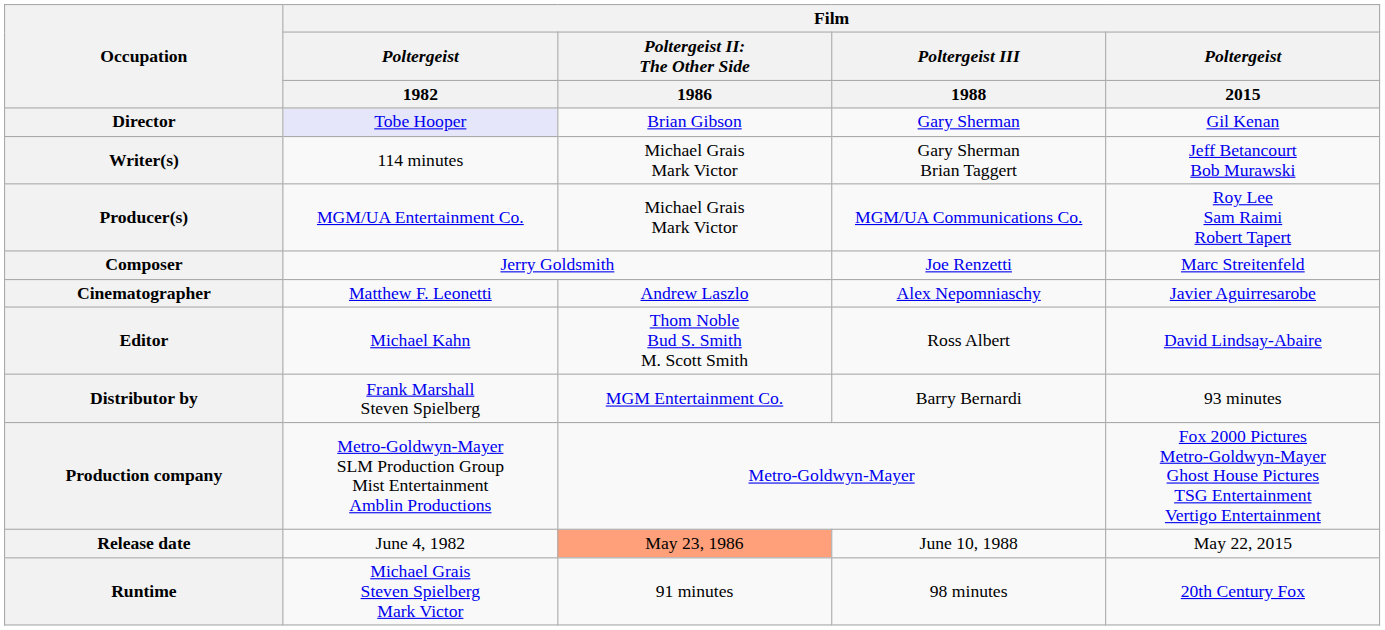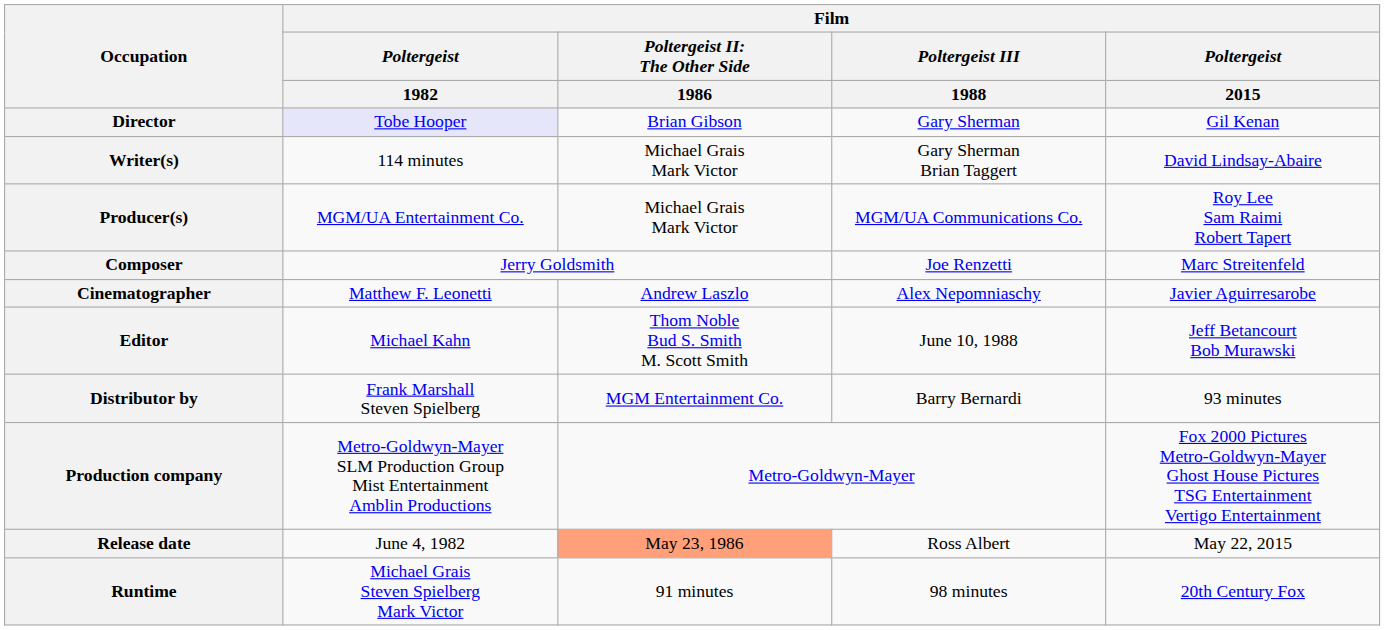(1243, 159) Jeff Betancourt Bob Murawski -> (1243, 159) David Lindsay-Abaire
(969, 340) Ross Albert -> (969, 340) June 10, 1988
(1243, 340) David Lindsay-Abaire -> (1243, 340) Jeff Betancourt Bob Murawski
(969, 543) June 10, 1988 -> (969, 543) Ross Albert
